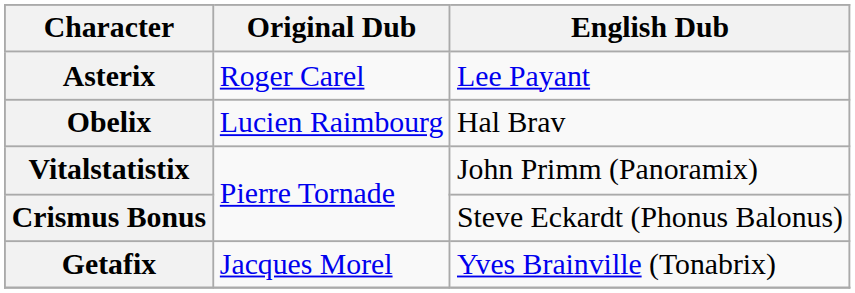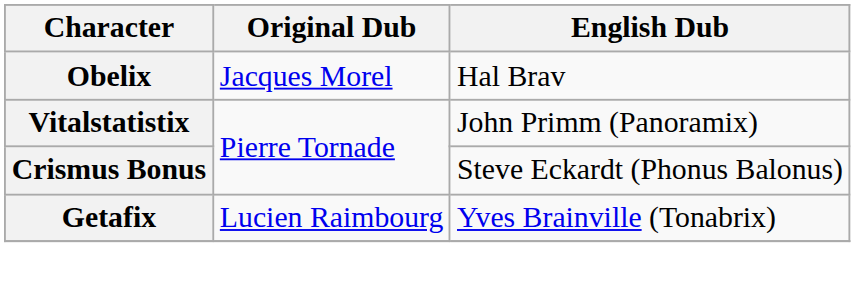- row: (109, 75)
(332, 122) Lucien Raimbourg -> (306, 75) Jacques Morel
(306, 264) Jacques Morel -> (332, 216) Lucien Raimbourg
